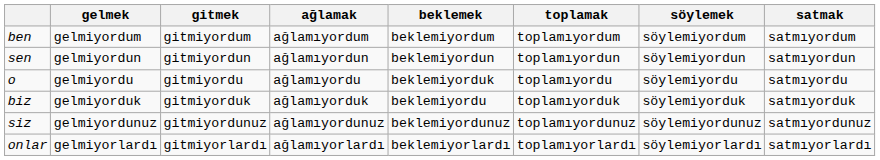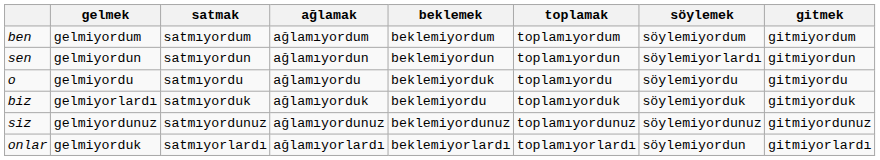columns swapped: (215, 15) <-> (820, 15)
(694, 59) söylemiyordun -> (702, 59) söylemiyorlardı
(98, 102) gelmiyorduk -> (105, 102) gelmiyorlardı
(105, 145) gelmiyorlardı -> (98, 145) gelmiyorduk
(702, 145) söylemiyorlardı -> (694, 145) söylemiyordun
